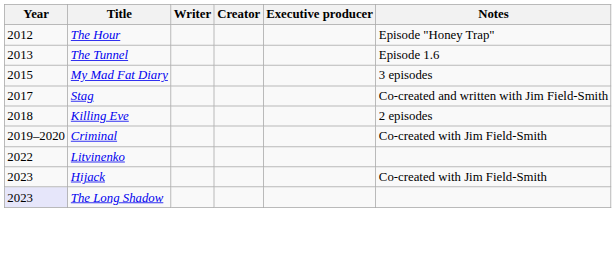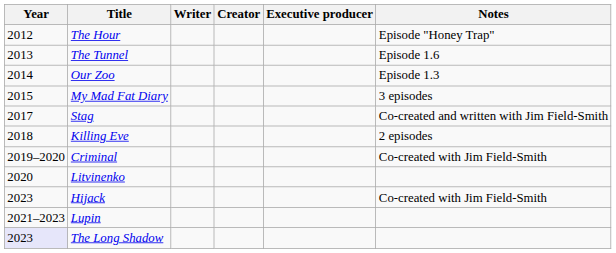+ row: (93, 75)
(20, 156) 2022 -> (20, 177) 2020
+ row: (86, 217)
